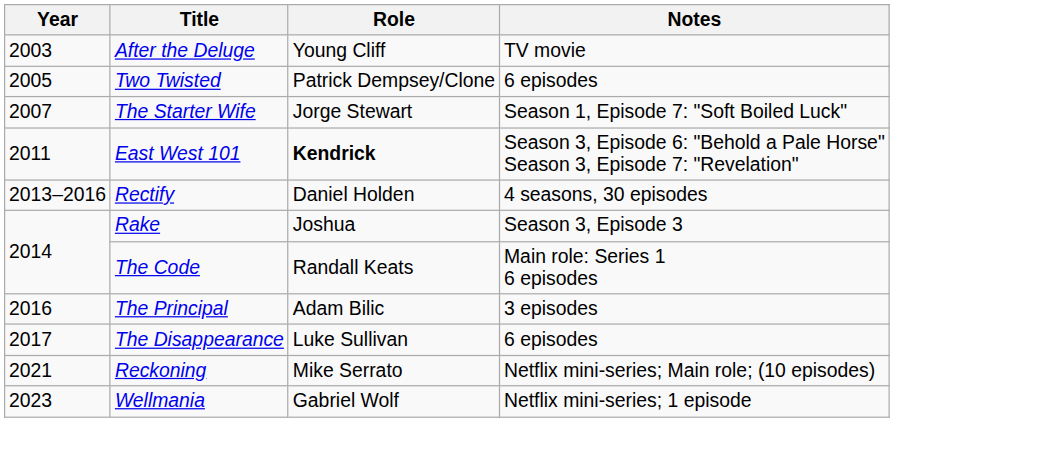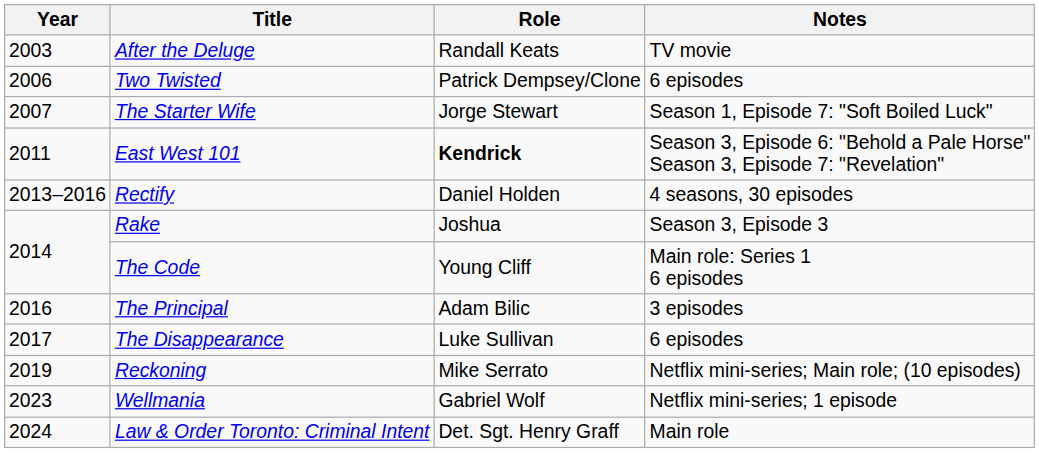(339, 50) Young Cliff -> (499, 50) Randall Keats
(31, 81) 2005 -> (31, 81) 2006
(353, 267) Randall Keats -> (485, 267) Young Cliff
(31, 370) 2021 -> (31, 370) 2019
+ row: (272, 431)
